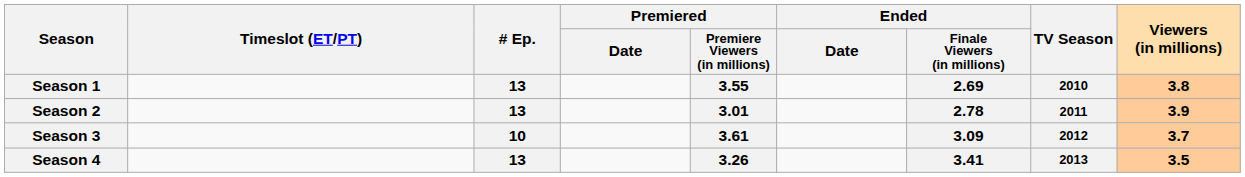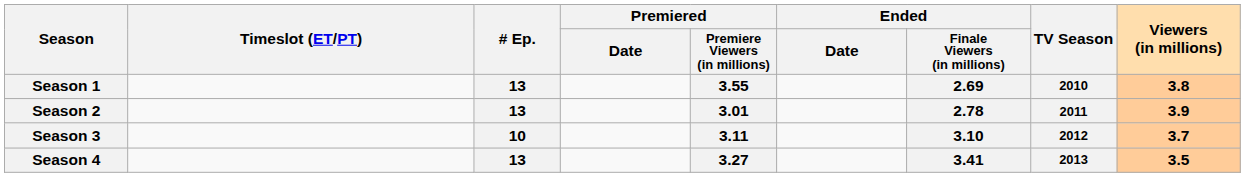(734, 135) 3.61 -> (734, 135) 3.11
(968, 135) 3.09 -> (968, 135) 3.10
(734, 160) 3.26 -> (734, 160) 3.27
